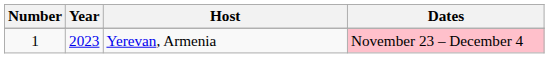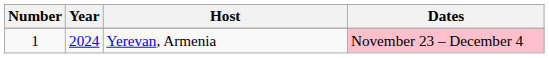(84, 40) 2023 -> (84, 40) 2024
